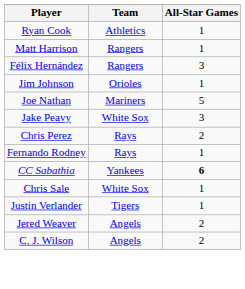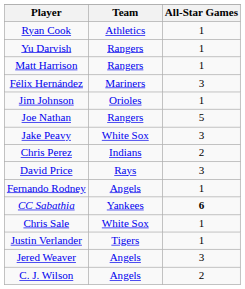+ row: (46, 48)
(125, 65) Rangers -> (125, 83) Mariners
(125, 100) Mariners -> (125, 118) Rangers
(125, 135) Rays -> (125, 153) Indians
+ row: (46, 170)
(125, 153) Rays -> (125, 188) Angels
(201, 223) 2 -> (201, 258) 3
